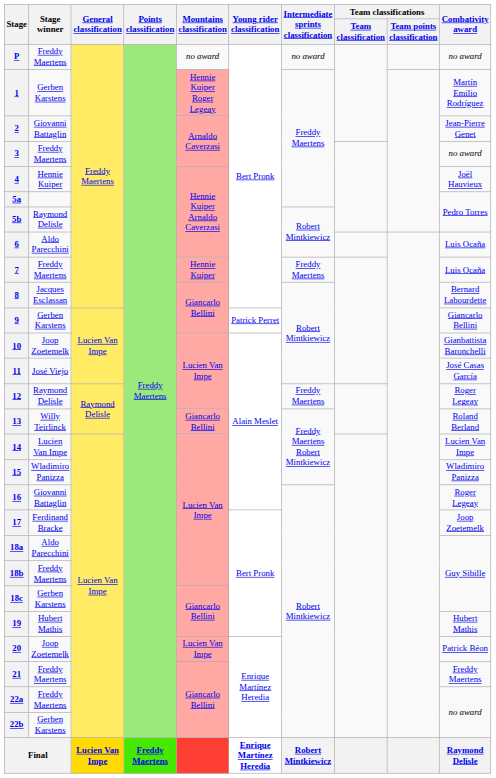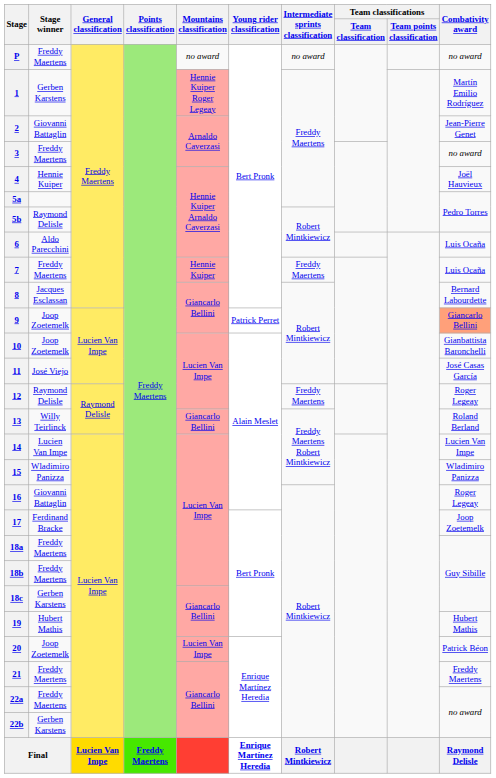(50, 320) Gerben Karstens -> (50, 320) Joop Zoetemelk
(465, 320) no background -> (465, 320) lightsalmon background
(50, 548) Aldo Parecchini -> (50, 548) Freddy Maertens
